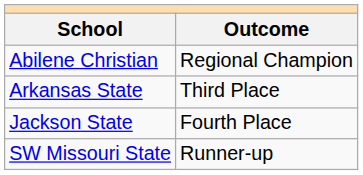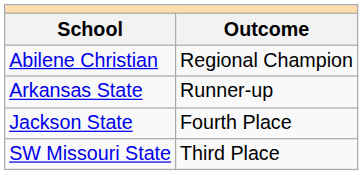(230, 91) Third Place -> (227, 91) Runner-up
(227, 154) Runner-up -> (230, 154) Third Place
